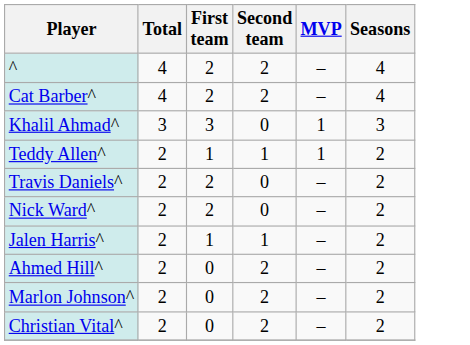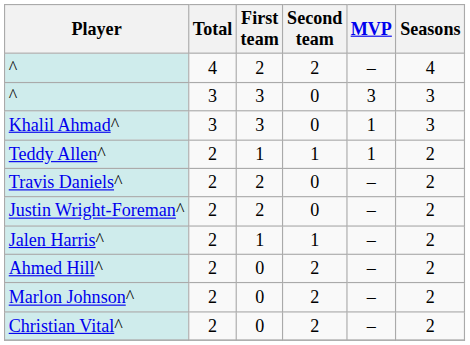- row: (52, 96)
+ row: (13, 96)
- row: (52, 211)
+ row: (97, 211)
